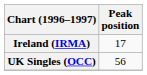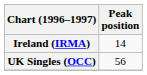(120, 43) 17 -> (120, 43) 14
